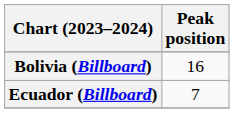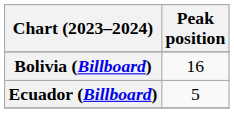(195, 94) 7 -> (195, 94) 5
